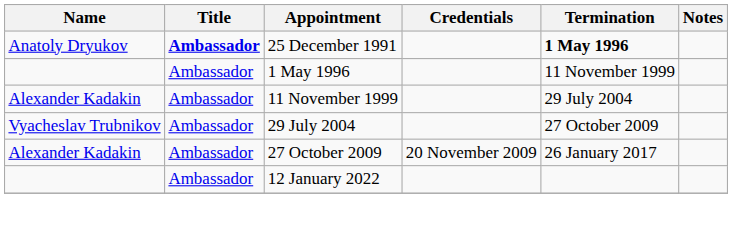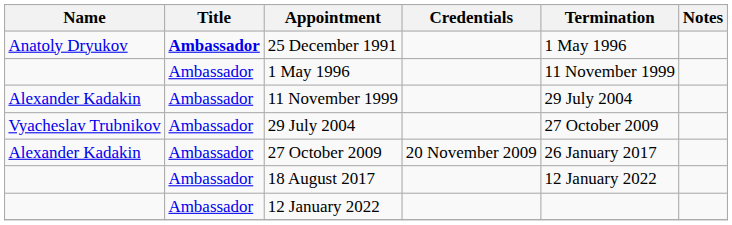(586, 44) bold -> (586, 44) normal
+ row: (321, 179)
